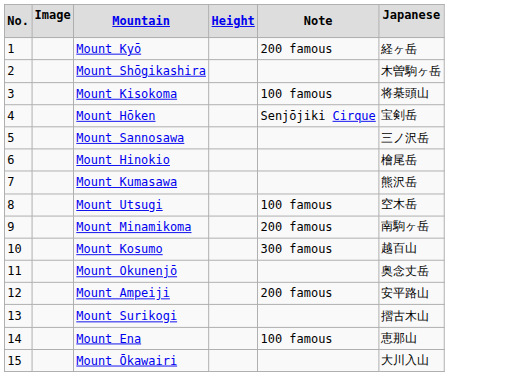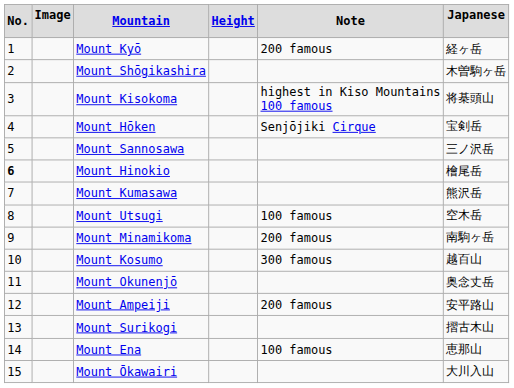(297, 93) 100 famous -> (351, 99) highest in Kiso Mountains 100 famous
(11, 160) normal -> (11, 171) bold
